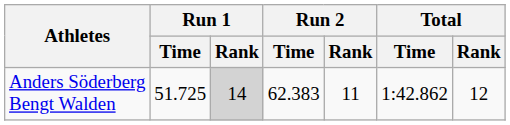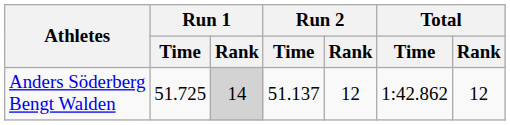(294, 93) 62.383 -> (294, 93) 51.137
(350, 93) 11 -> (350, 93) 12
